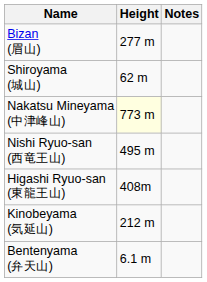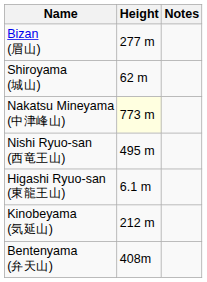(135, 187) 408m -> (135, 187) 6.1 m
(135, 259) 6.1 m -> (135, 259) 408m
